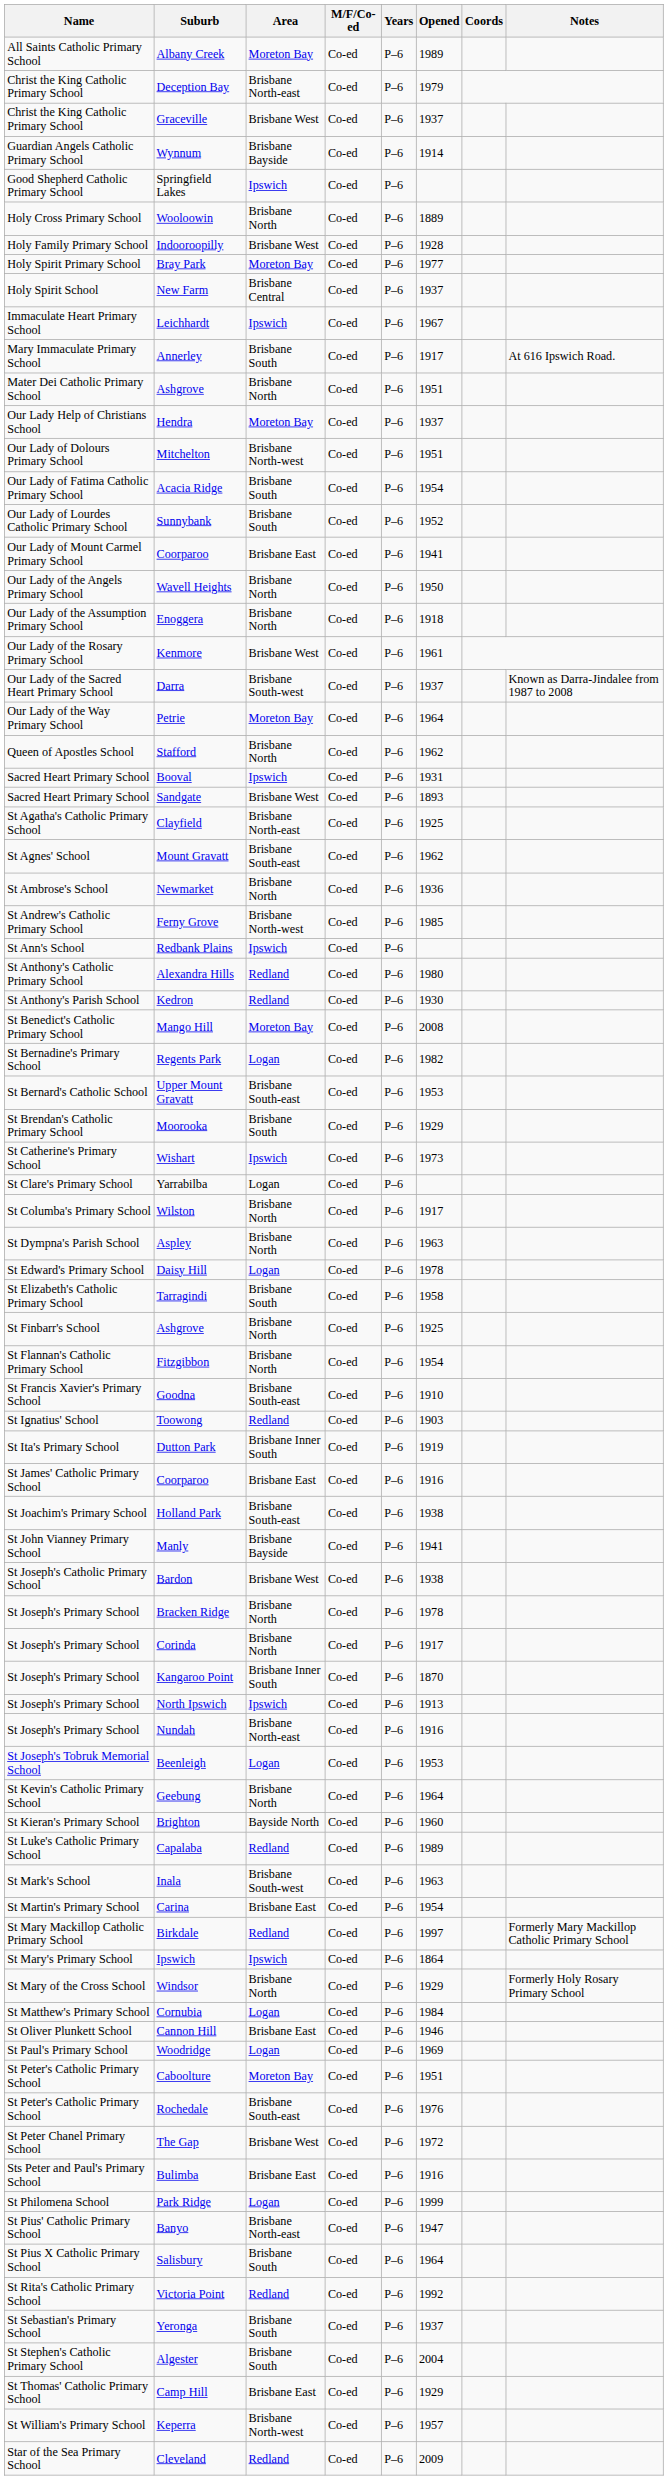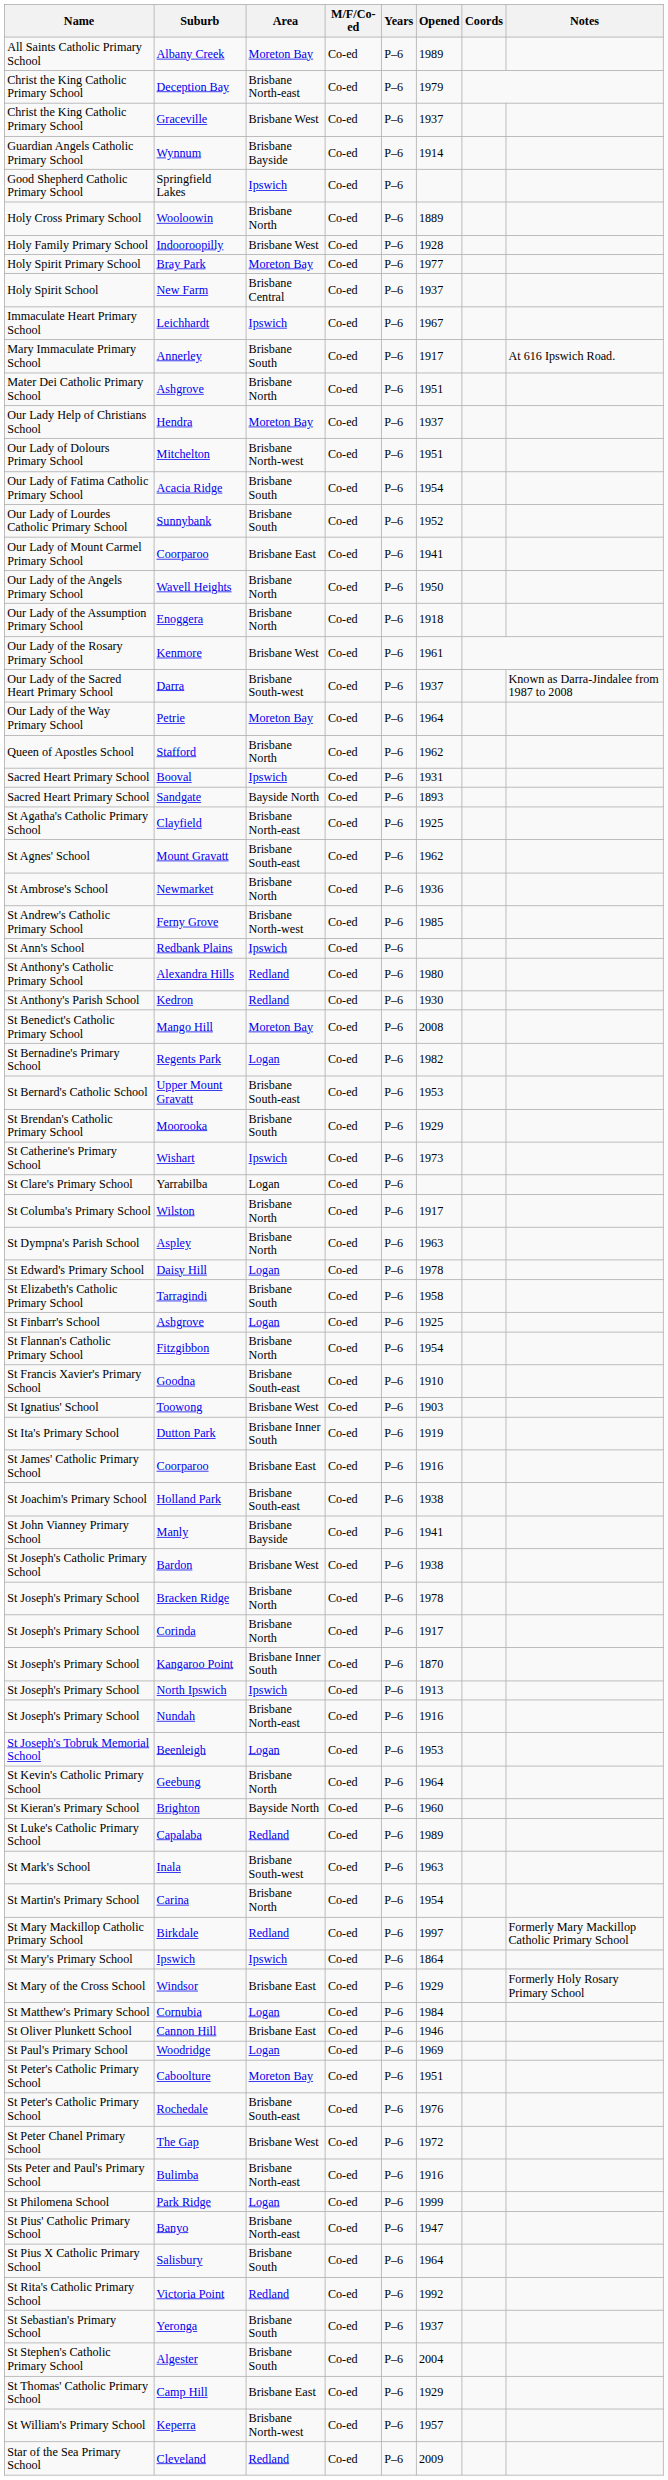(284, 797) Brisbane West -> (284, 797) Bayside North
(270, 1329) Brisbane North -> (264, 1322) Logan
(269, 1421) Redland -> (284, 1407) Brisbane West
(282, 1907) Brisbane East -> (270, 1900) Brisbane North
(270, 1985) Brisbane North -> (282, 1985) Brisbane East
(282, 2175) Brisbane East -> (274, 2175) Brisbane North-east
